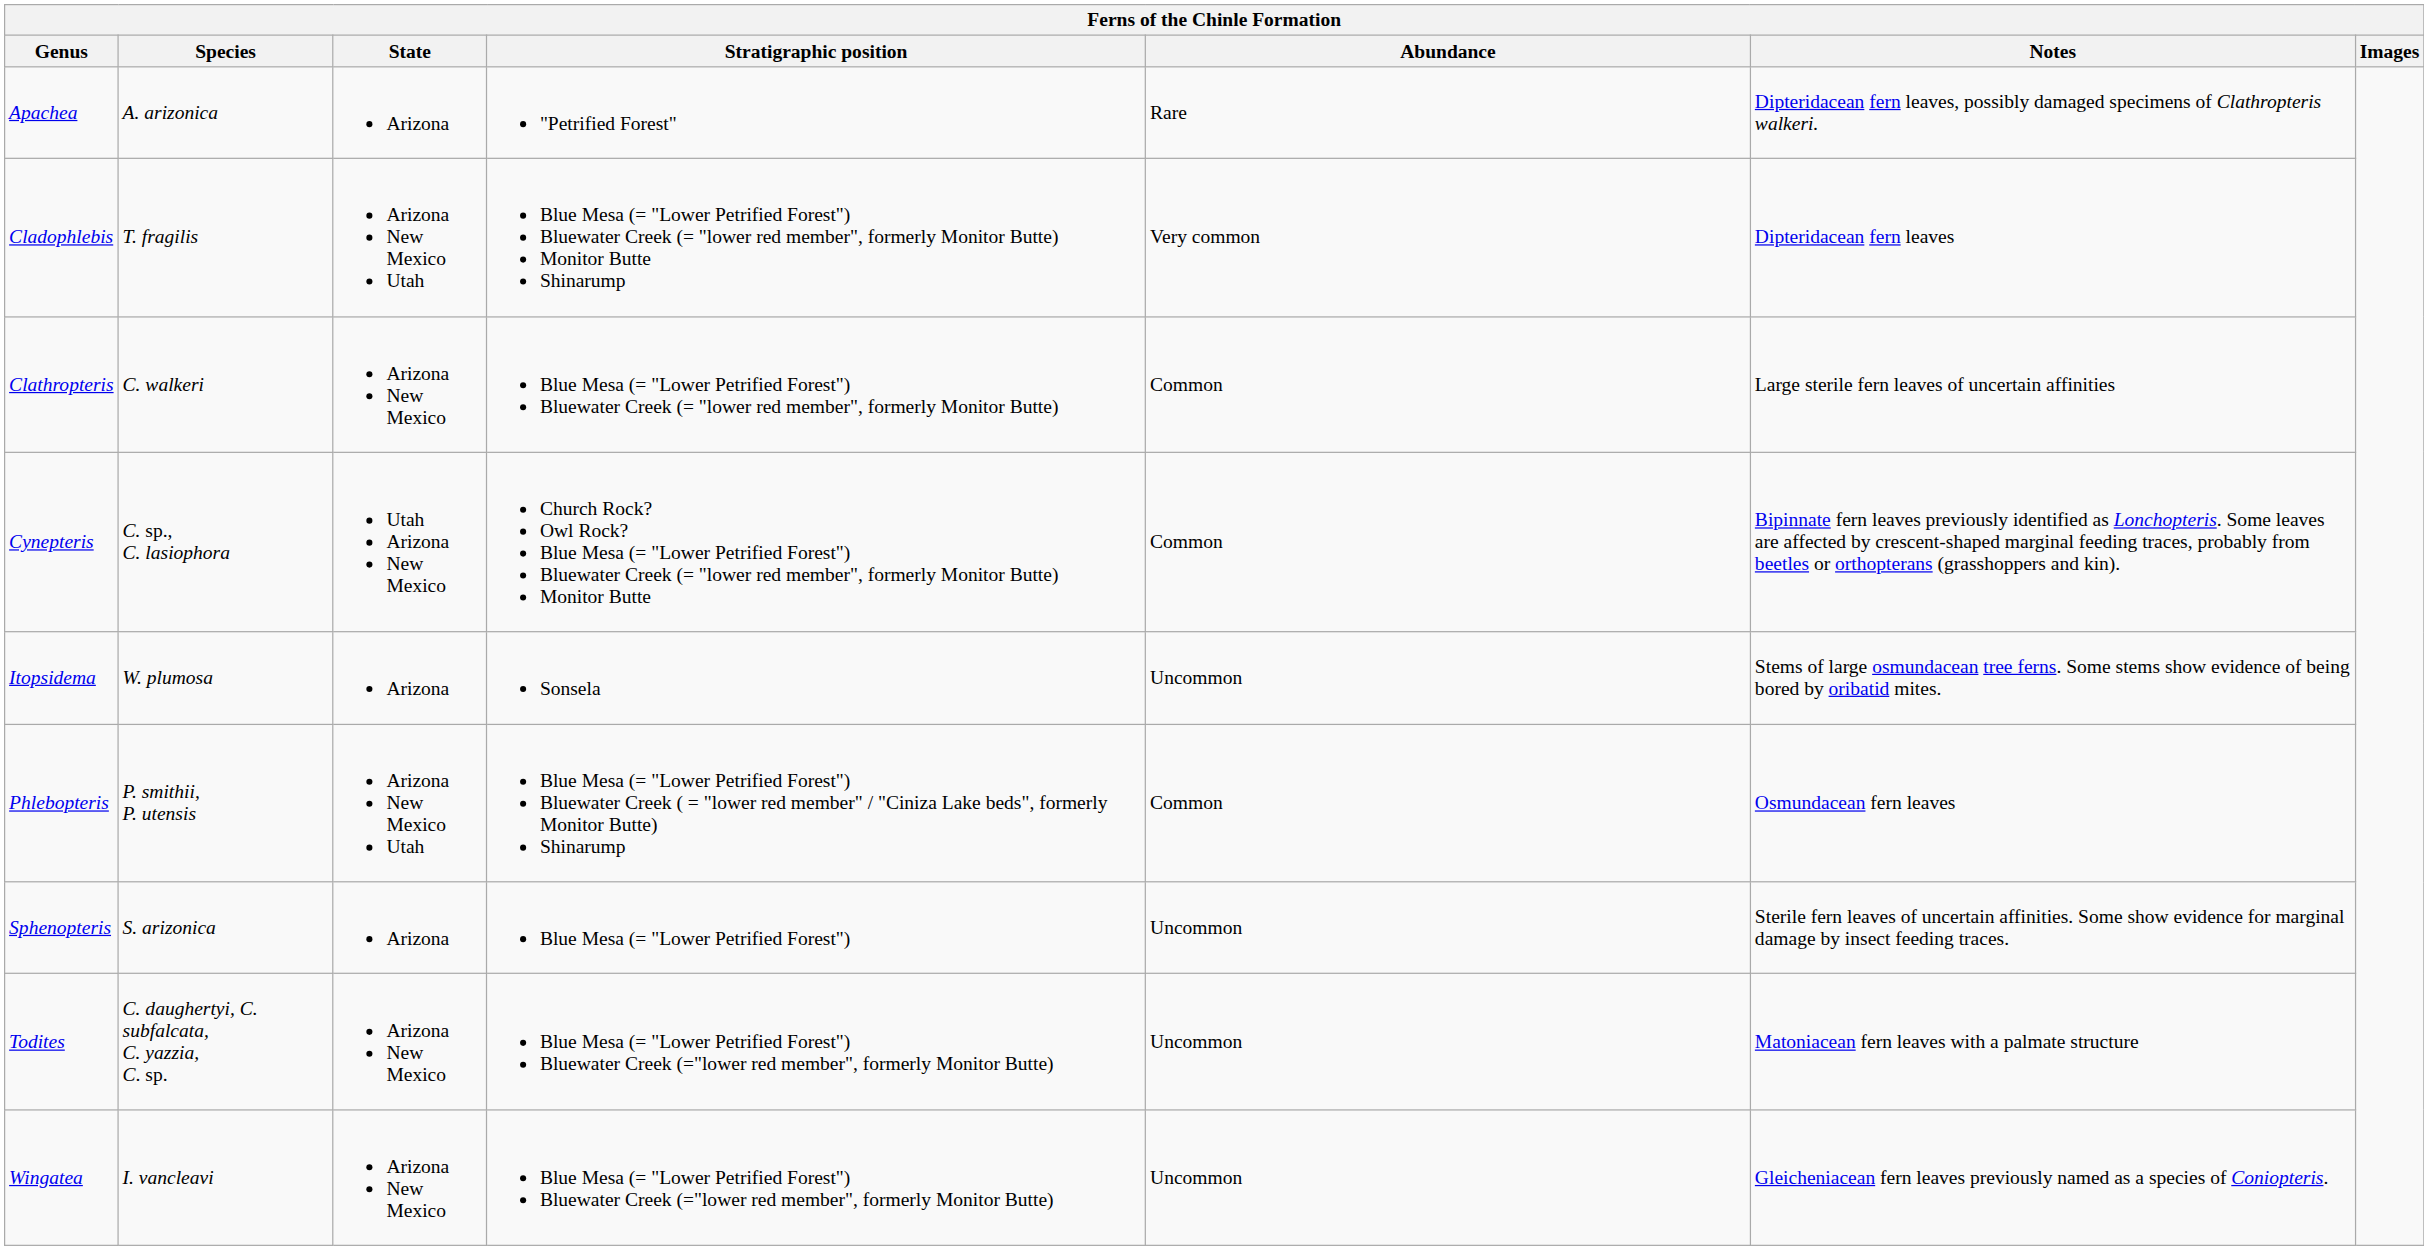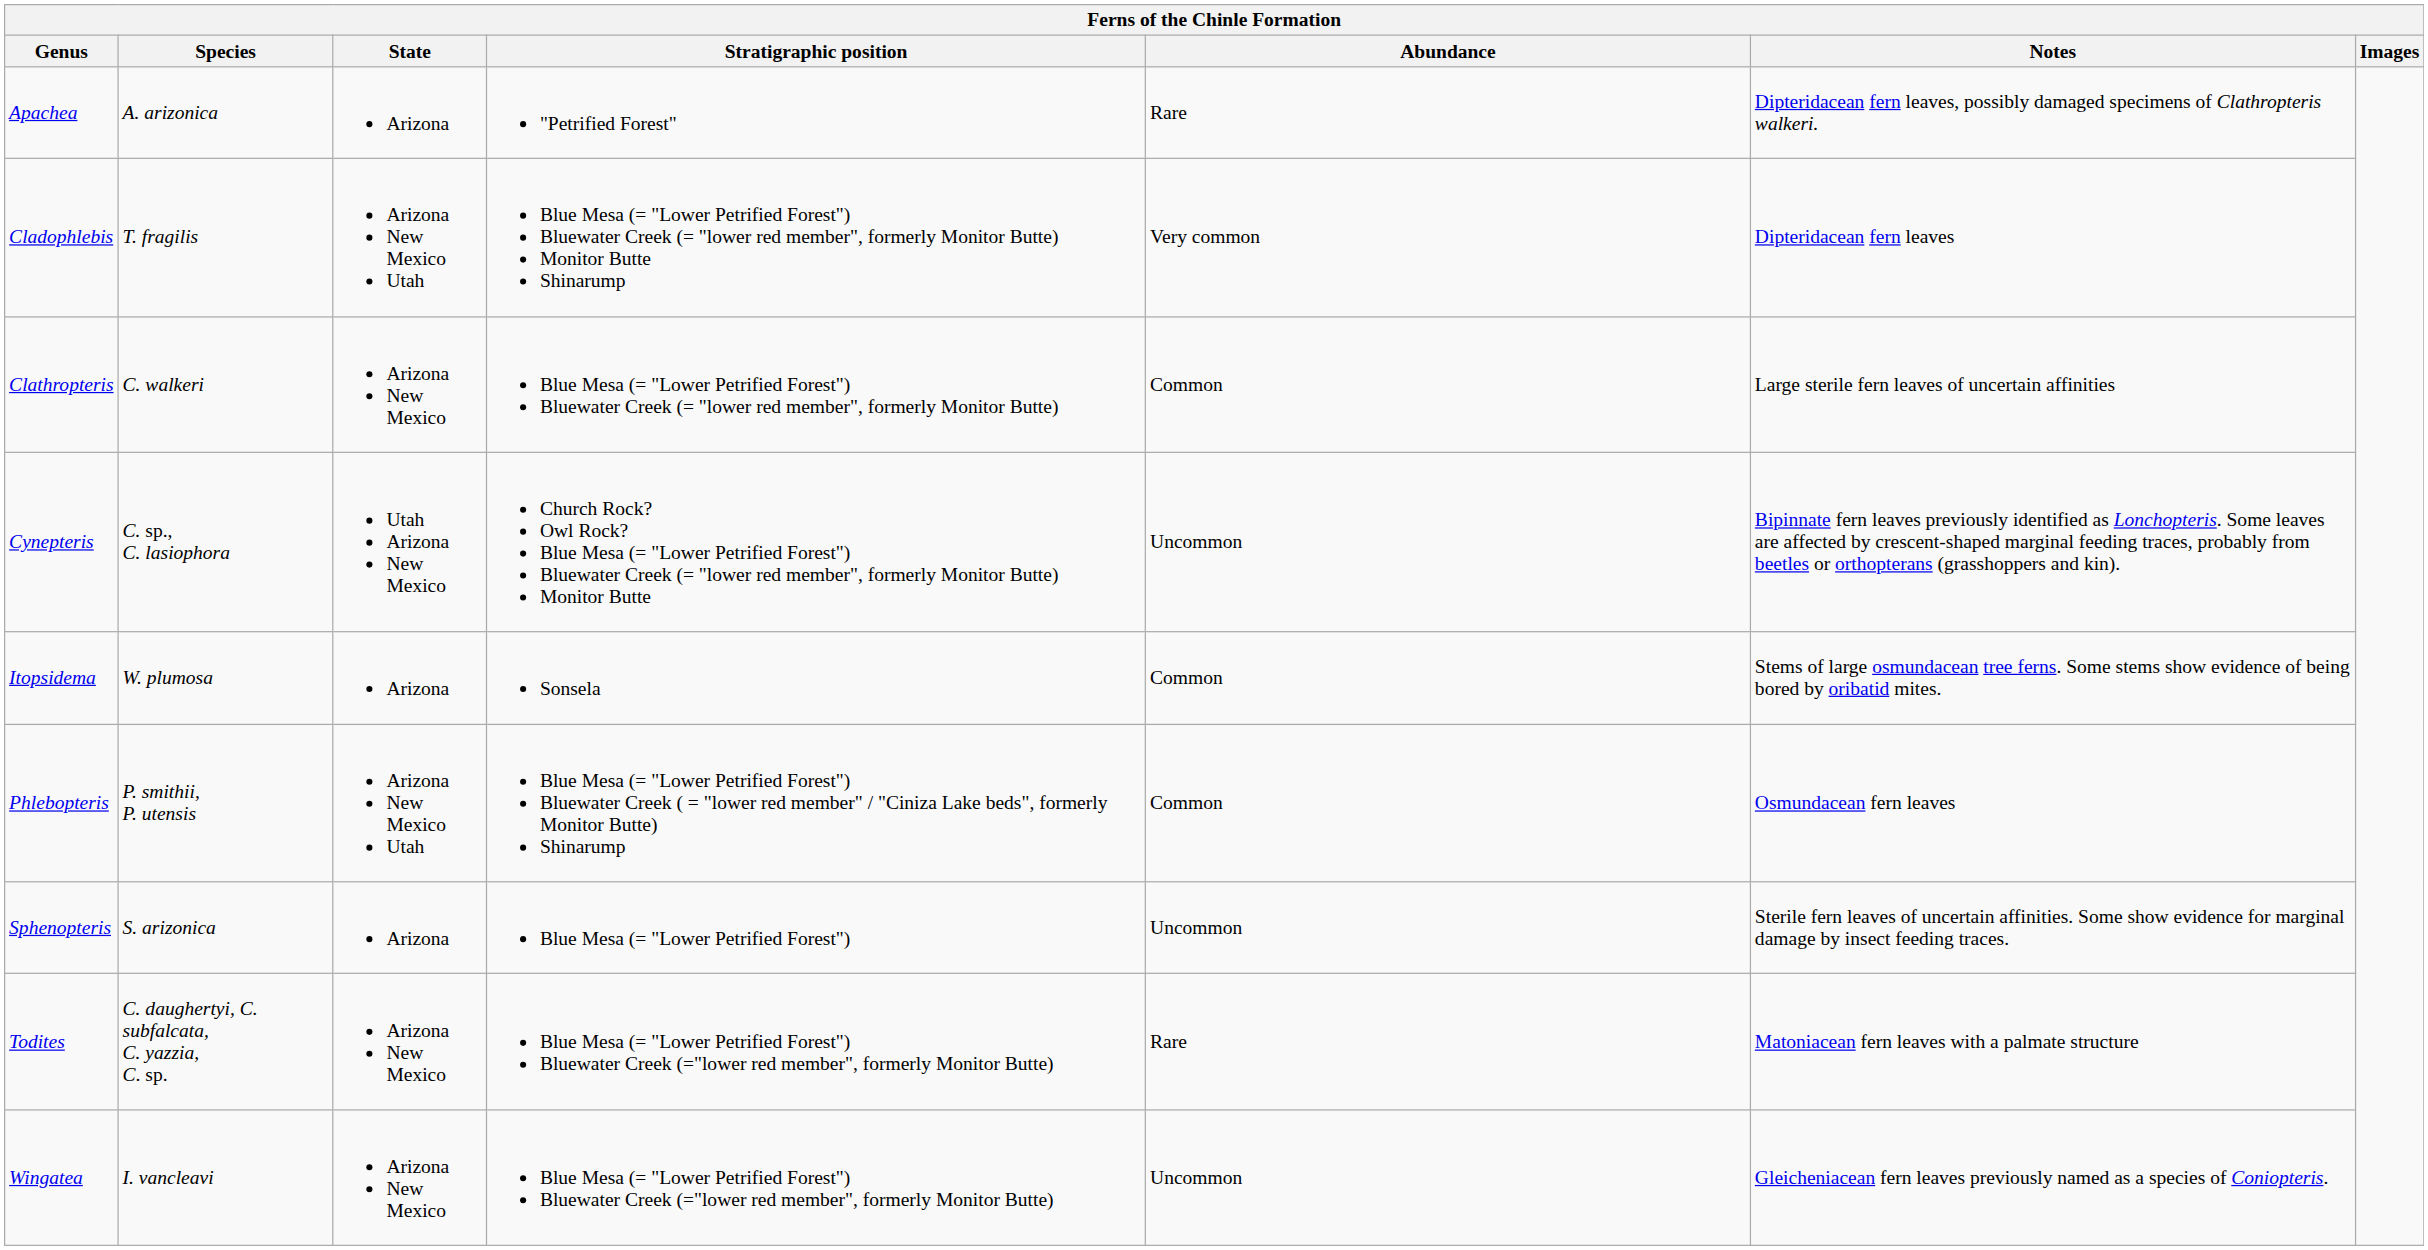(1186, 541) Common -> (1196, 541) Uncommon
(1196, 677) Uncommon -> (1186, 677) Common
(1196, 1041) Uncommon -> (1168, 1041) Rare
